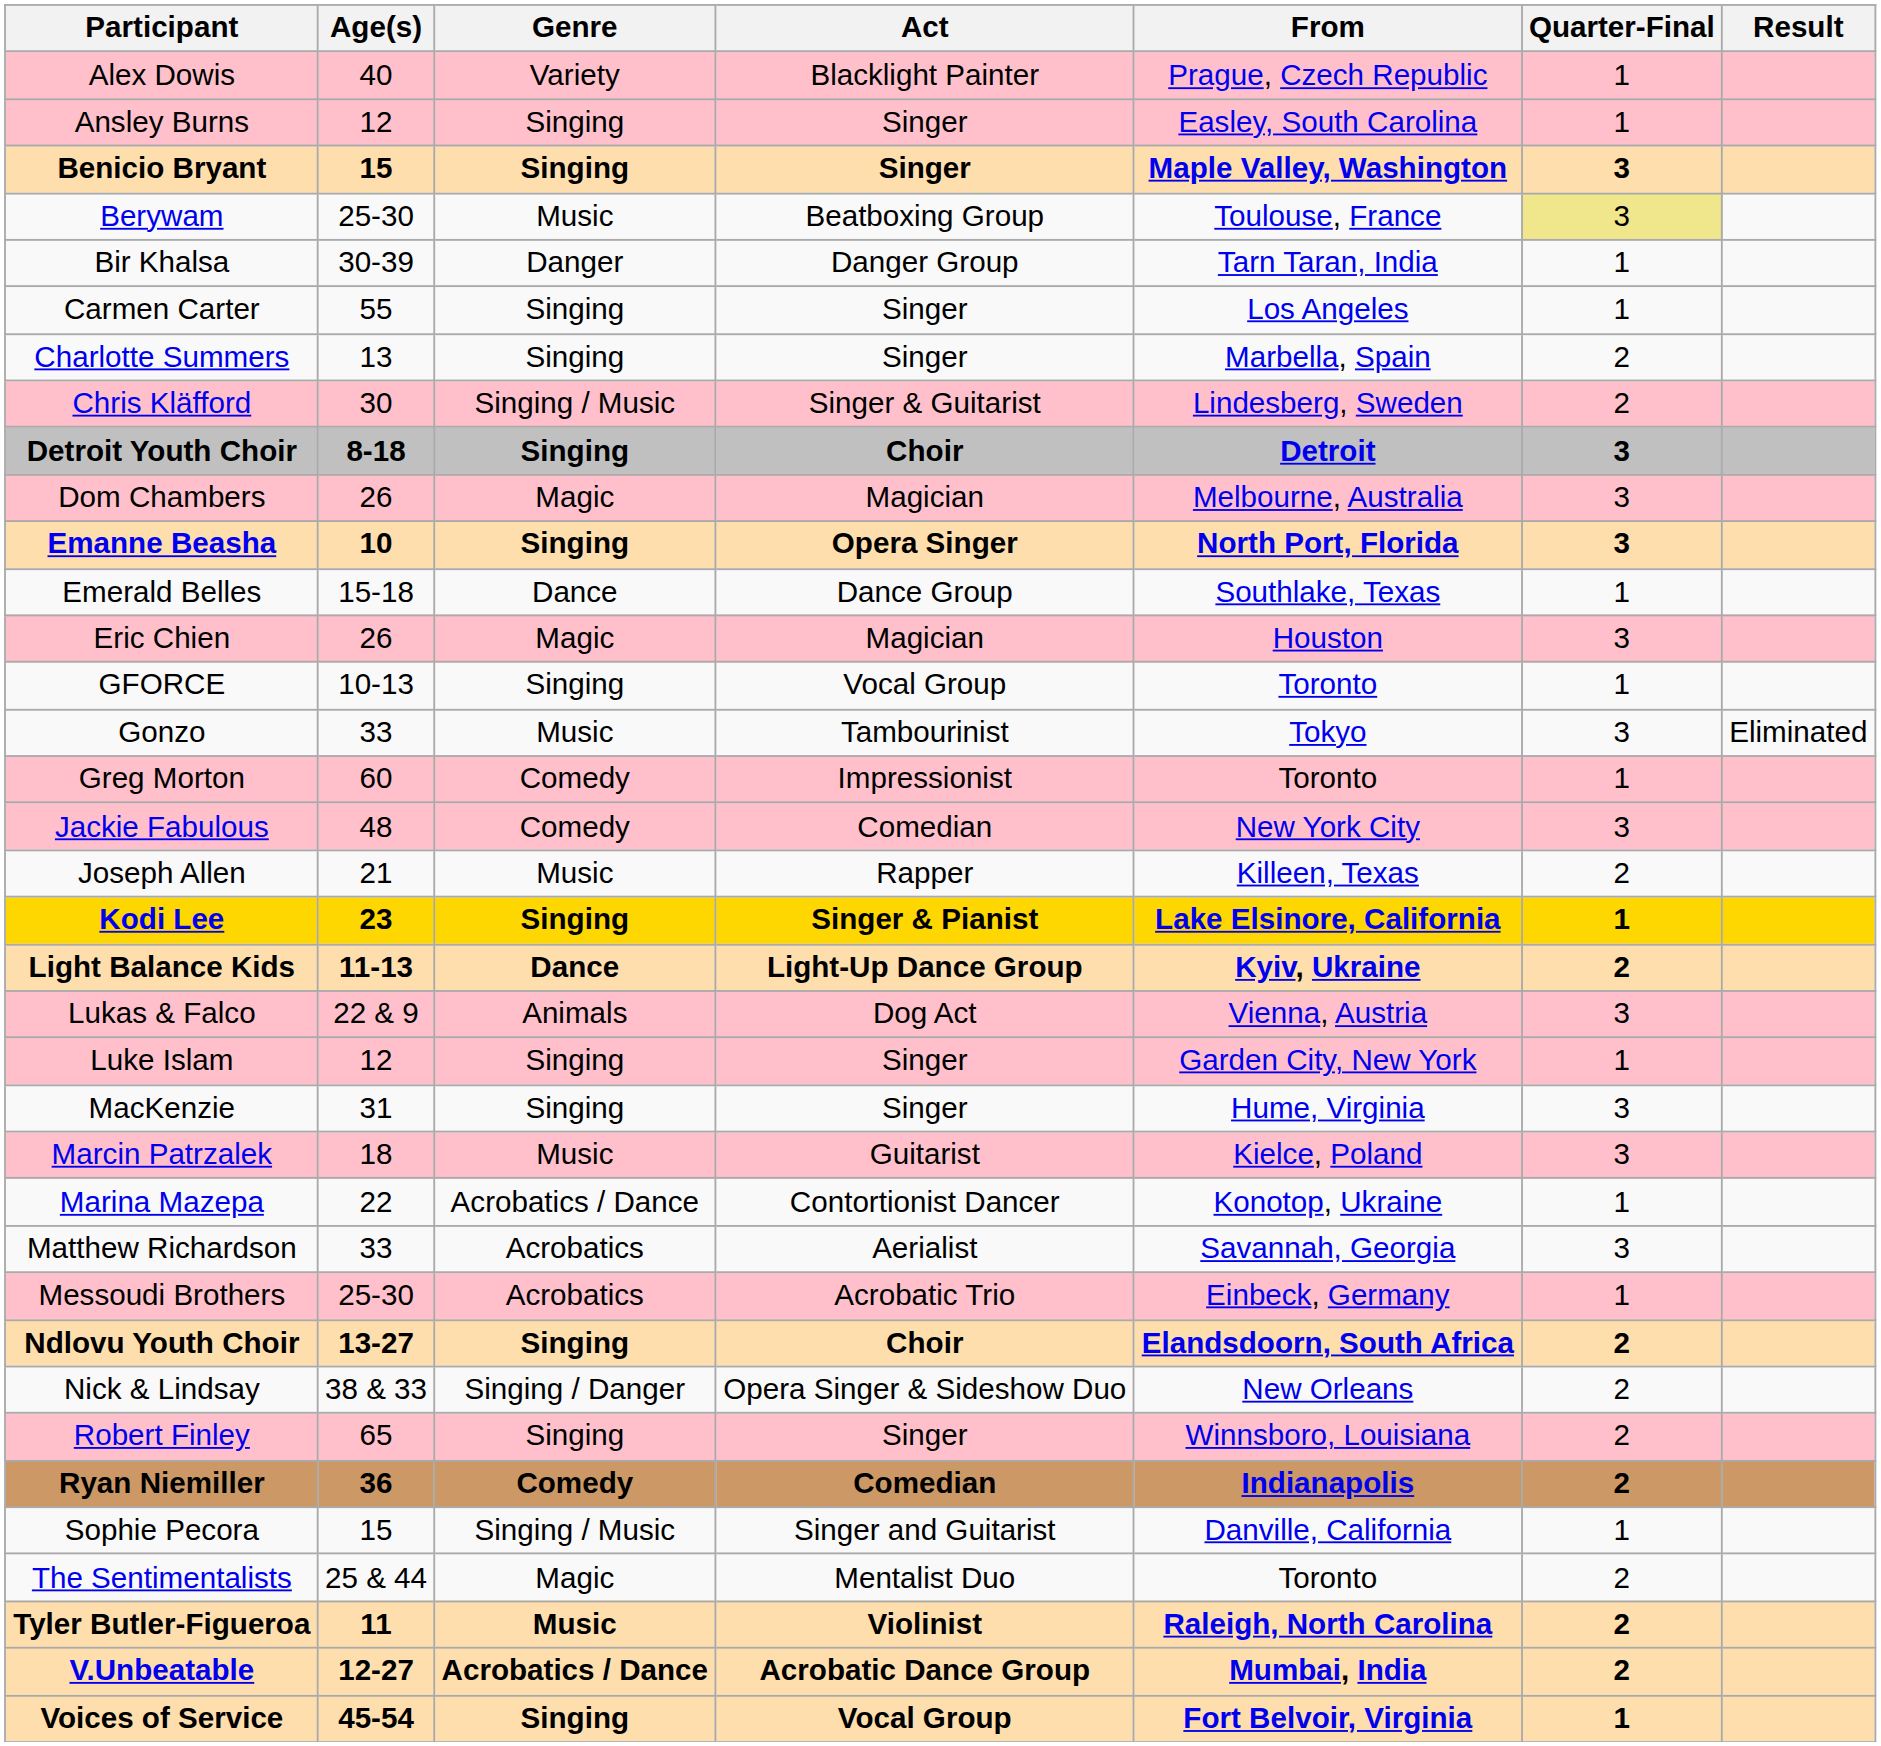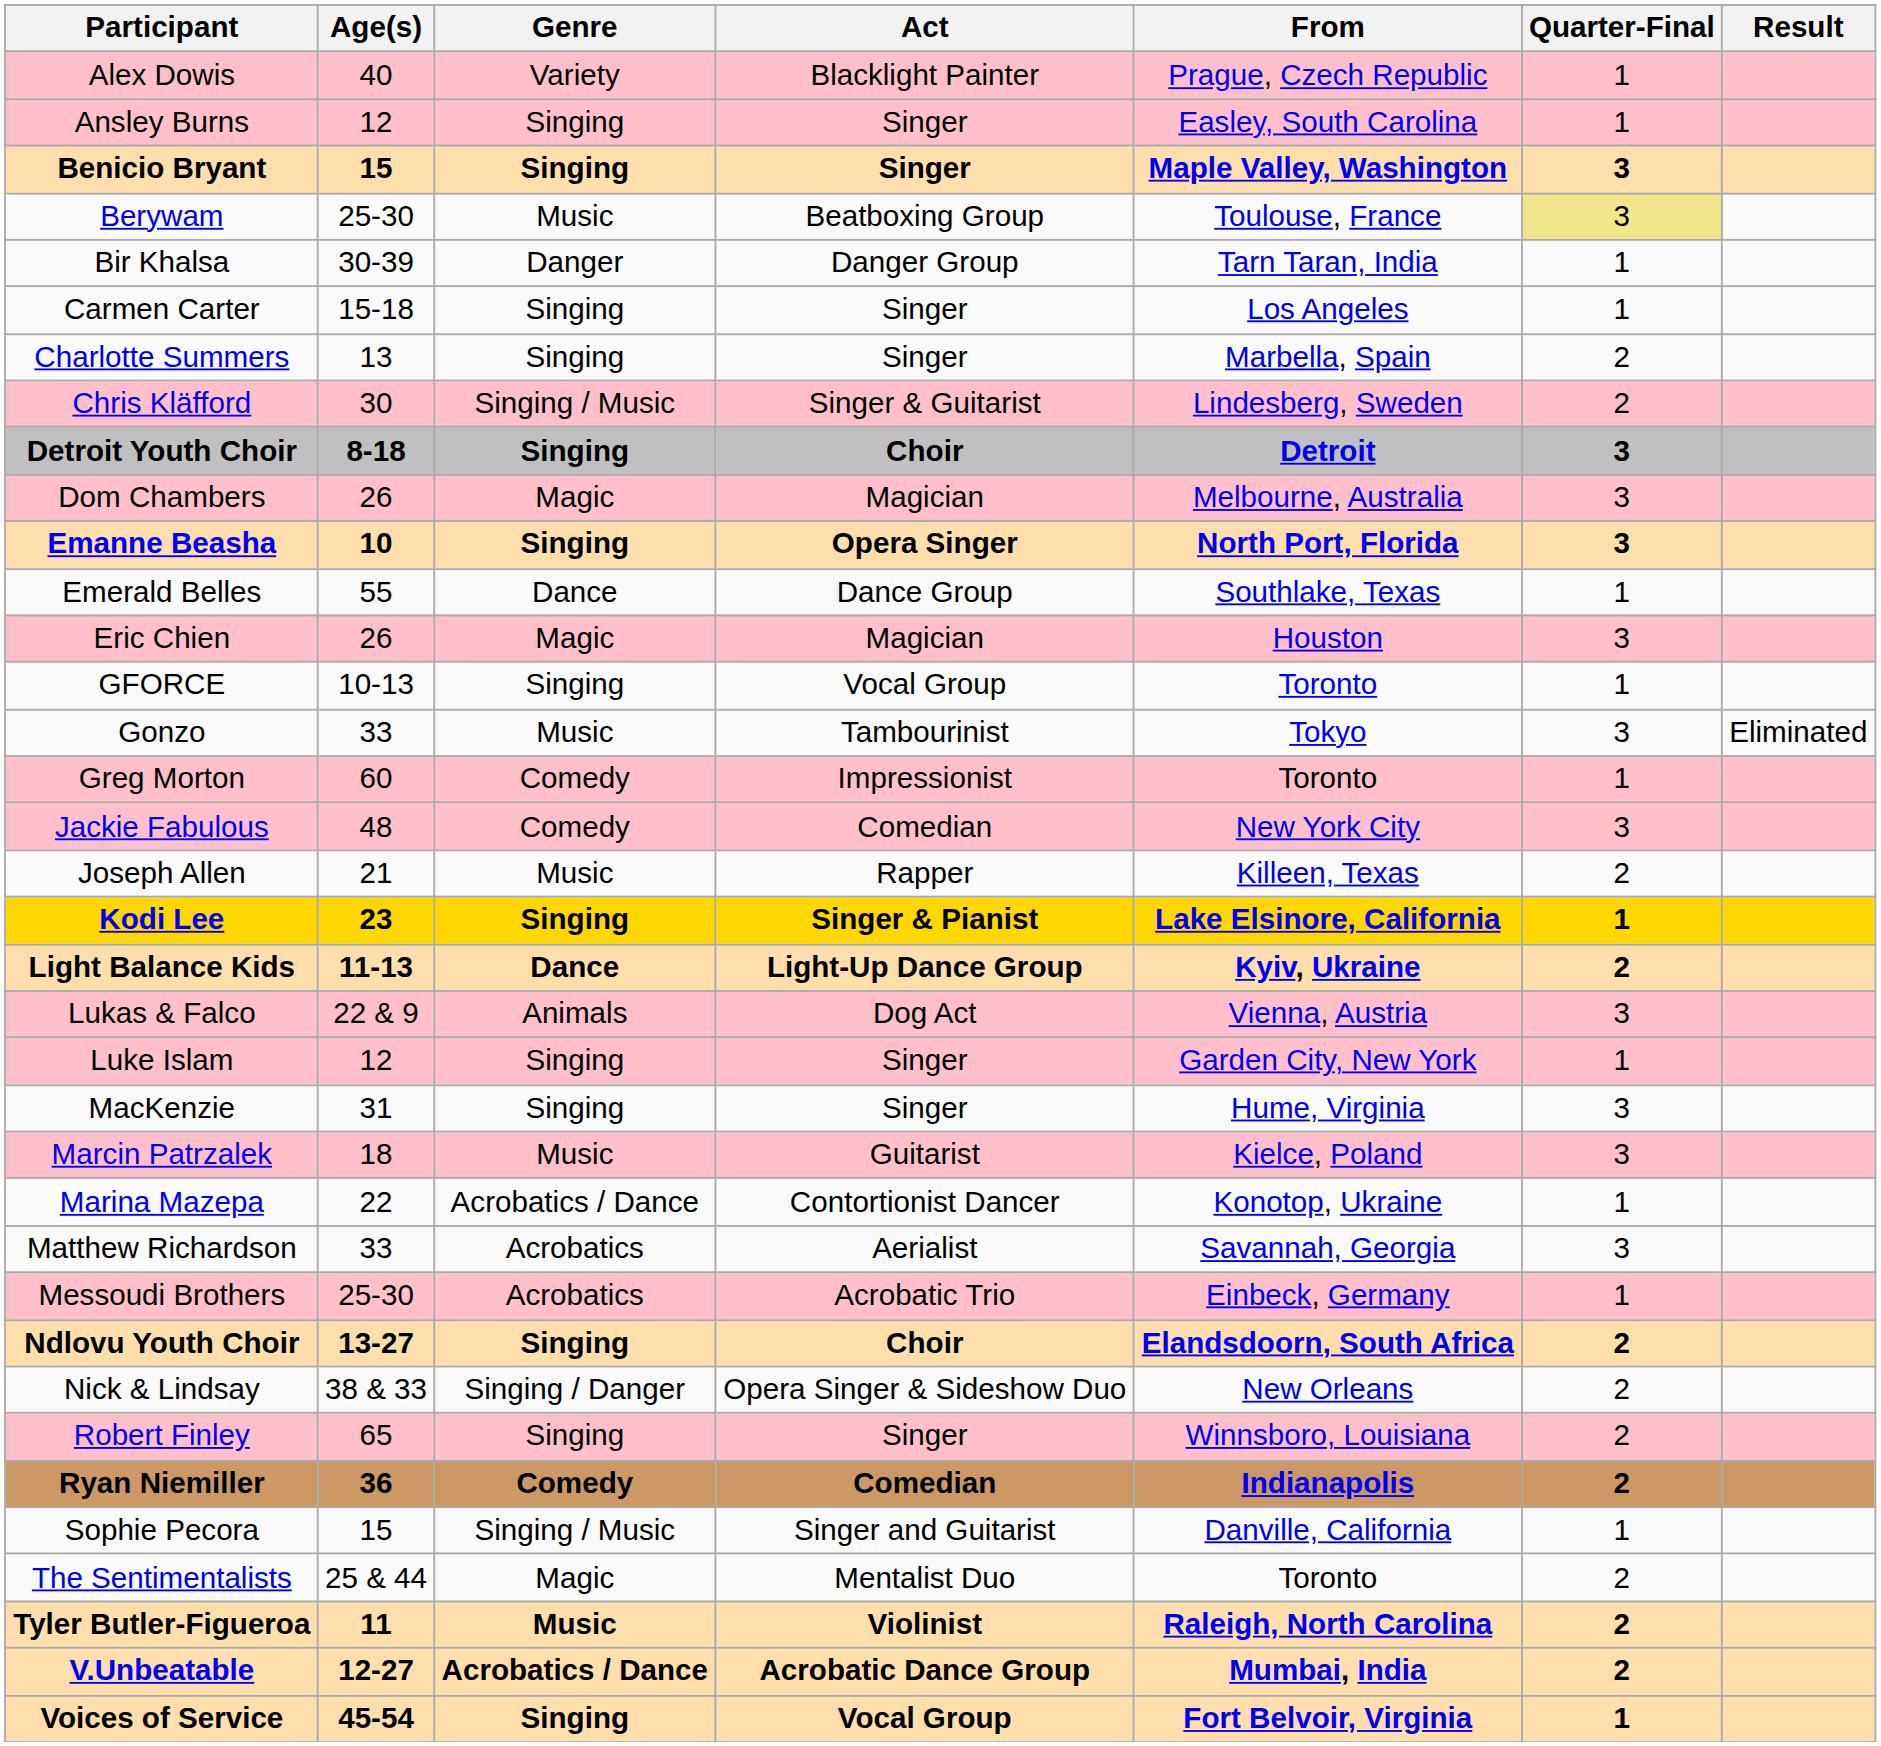(376, 309) 55 -> (376, 309) 15-18
(376, 591) 15-18 -> (376, 591) 55
